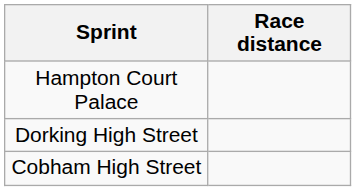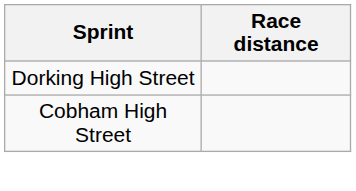- row: (106, 89)
